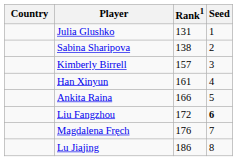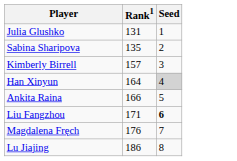- column: (29, 14)
(183, 48) 138 -> (133, 48) 135
(183, 81) 161 -> (133, 81) 164
(212, 81) no background -> (161, 81) lightgrey background
(183, 114) 172 -> (133, 114) 171
